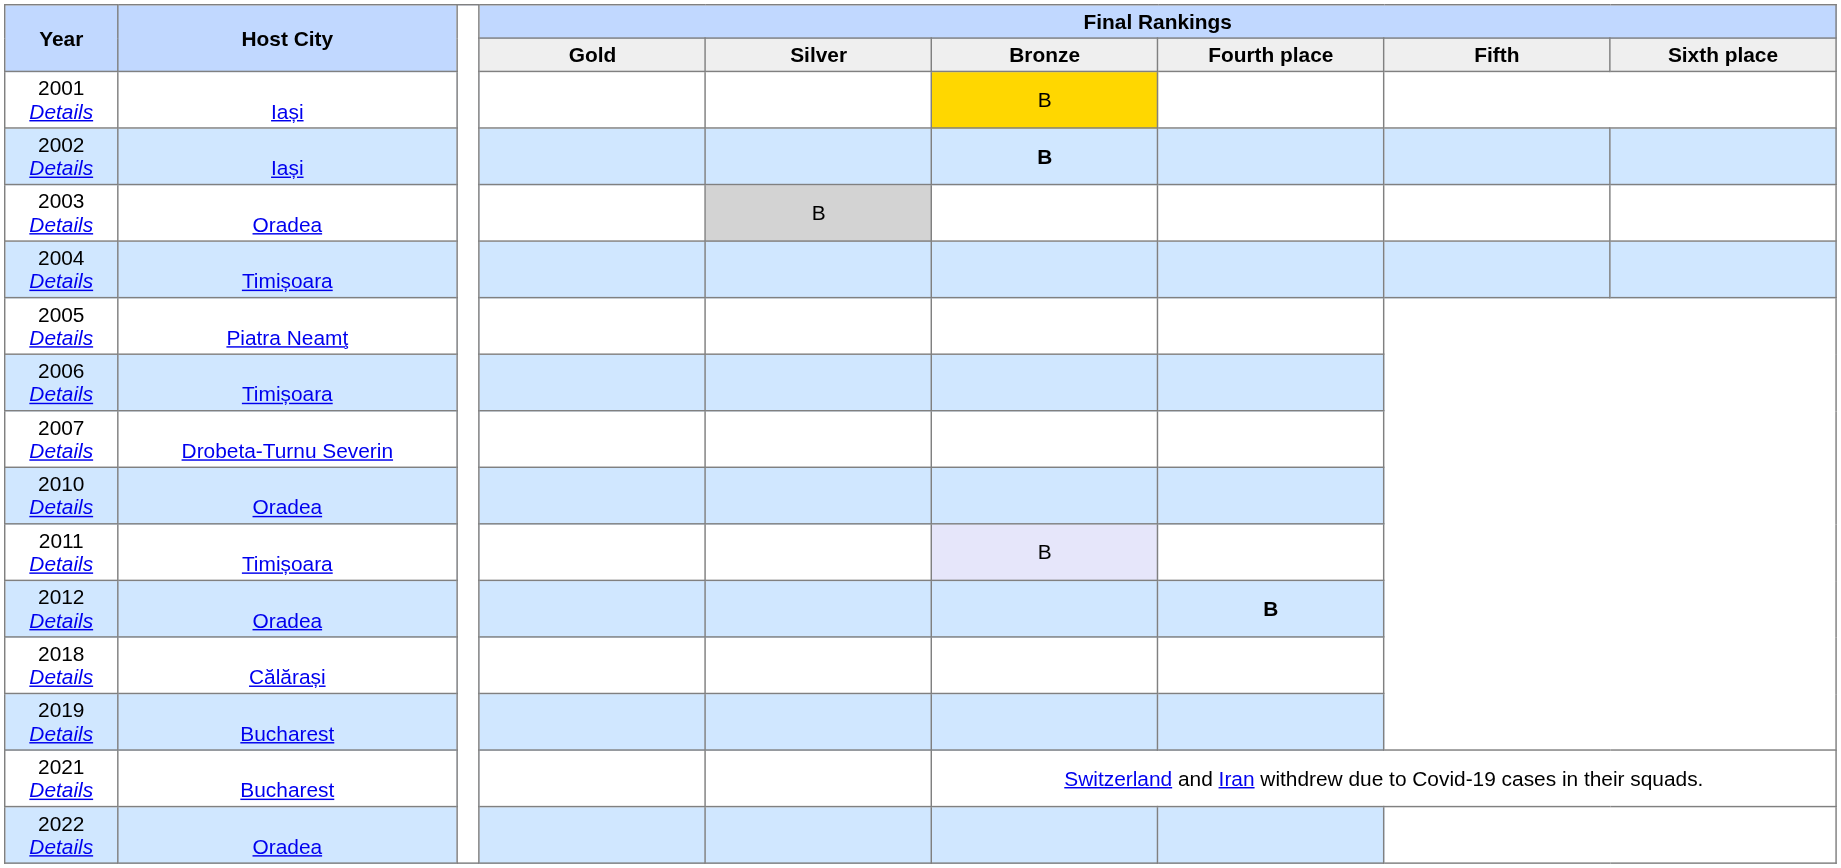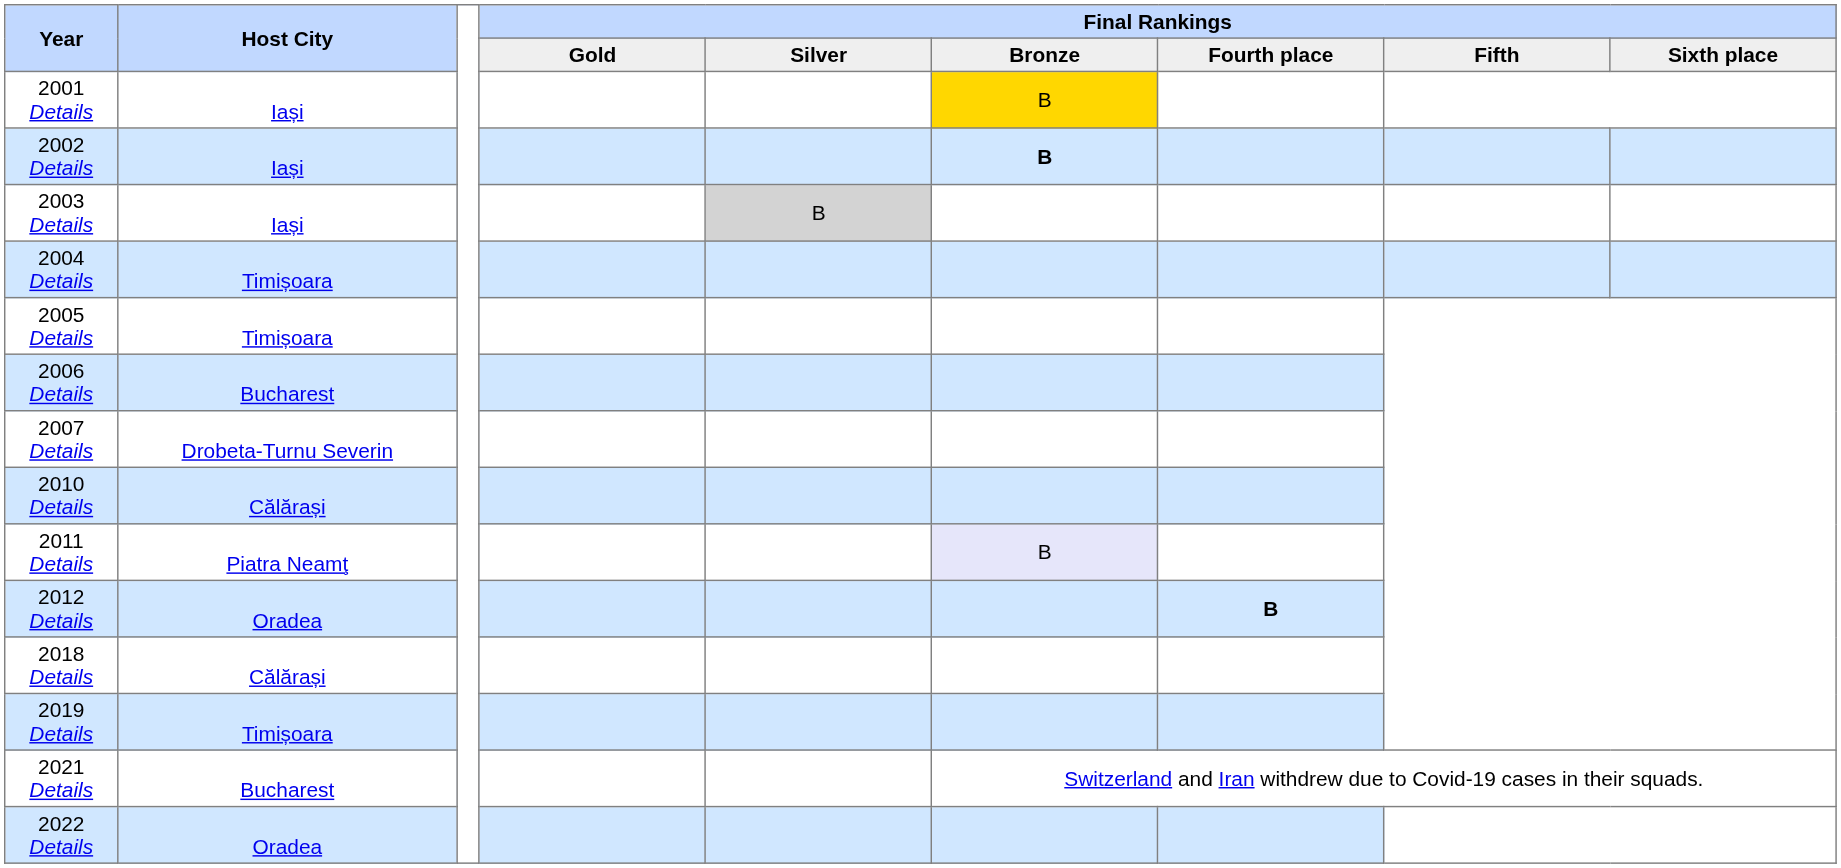(287, 224) Oradea -> (287, 224) Iași
(287, 338) Piatra Neamţ -> (287, 338) Timișoara
(287, 394) Timișoara -> (287, 394) Bucharest
(287, 507) Oradea -> (287, 507) Călărași
(287, 564) Timișoara -> (287, 564) Piatra Neamţ
(287, 733) Bucharest -> (287, 733) Timișoara
